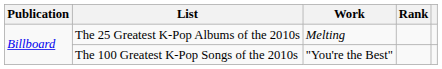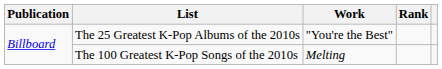(325, 34) Melting -> (349, 34) "You're the Best"
(349, 54) "You're the Best" -> (325, 54) Melting
